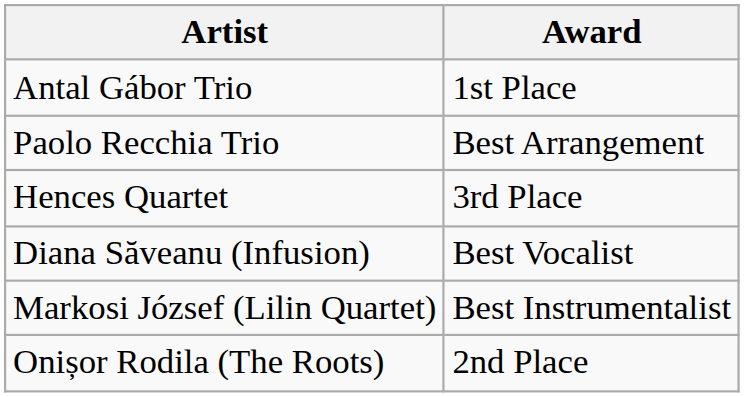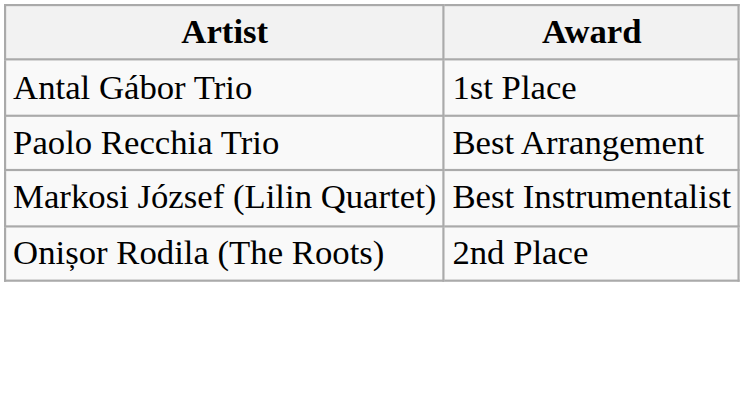- row: (121, 197)
- row: (191, 252)
